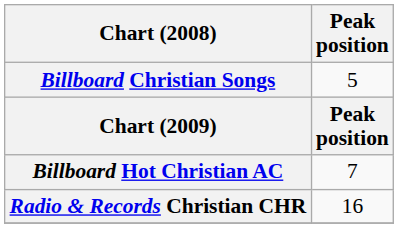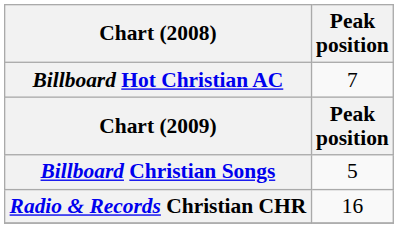rows swapped: (158, 79) <-> (158, 171)
